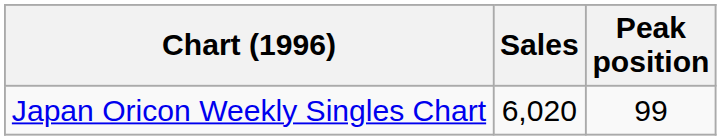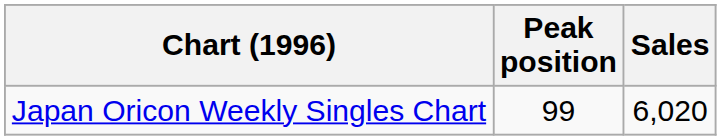columns swapped: (651, 45) <-> (539, 45)
